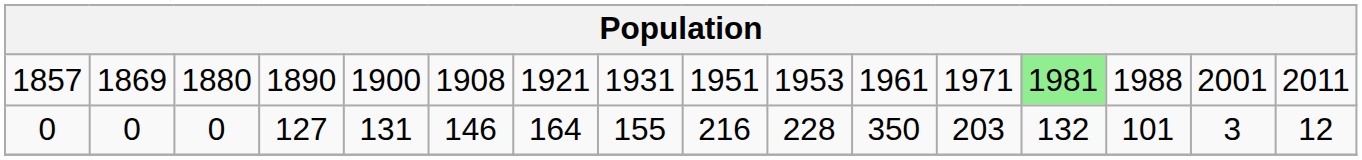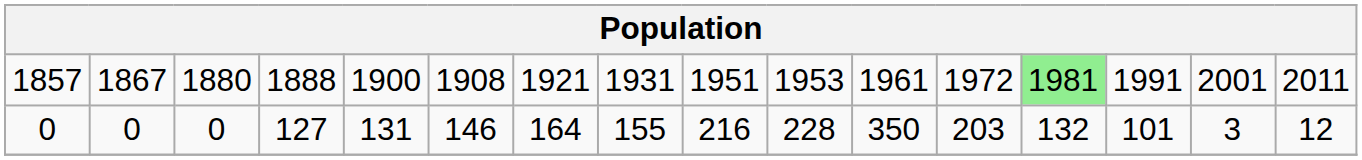(132, 79) 1869 -> (132, 79) 1867
(301, 79) 1890 -> (301, 79) 1888
(978, 79) 1971 -> (978, 79) 1972
(1148, 79) 1988 -> (1148, 79) 1991
